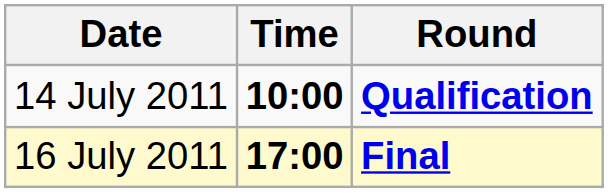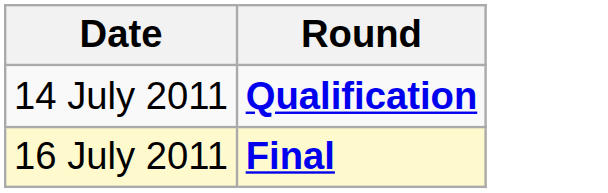- column: (295, 34)
